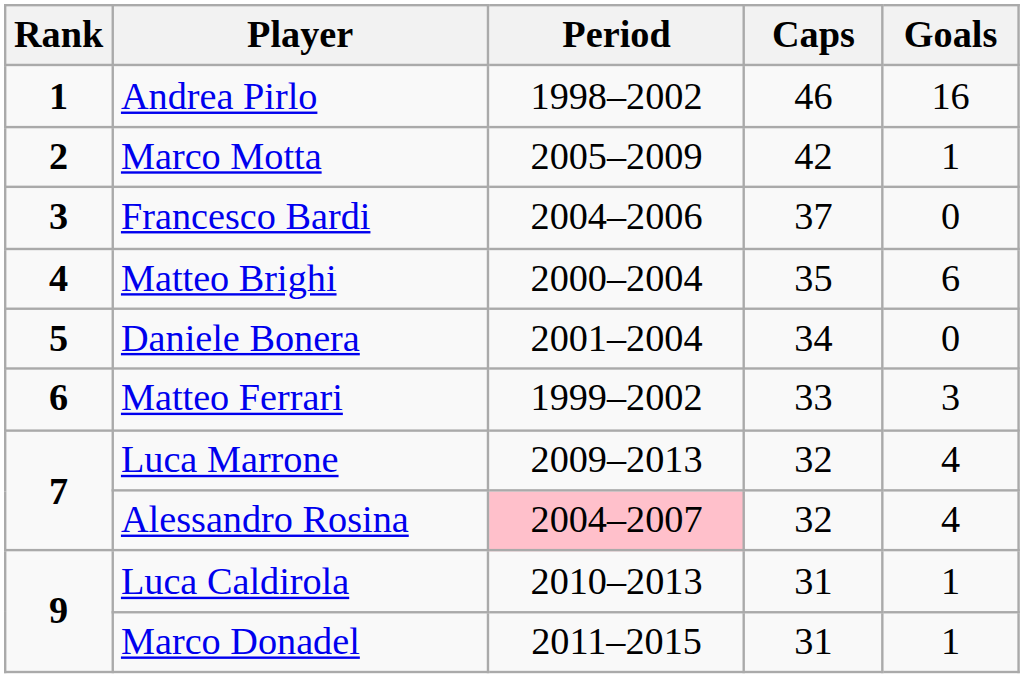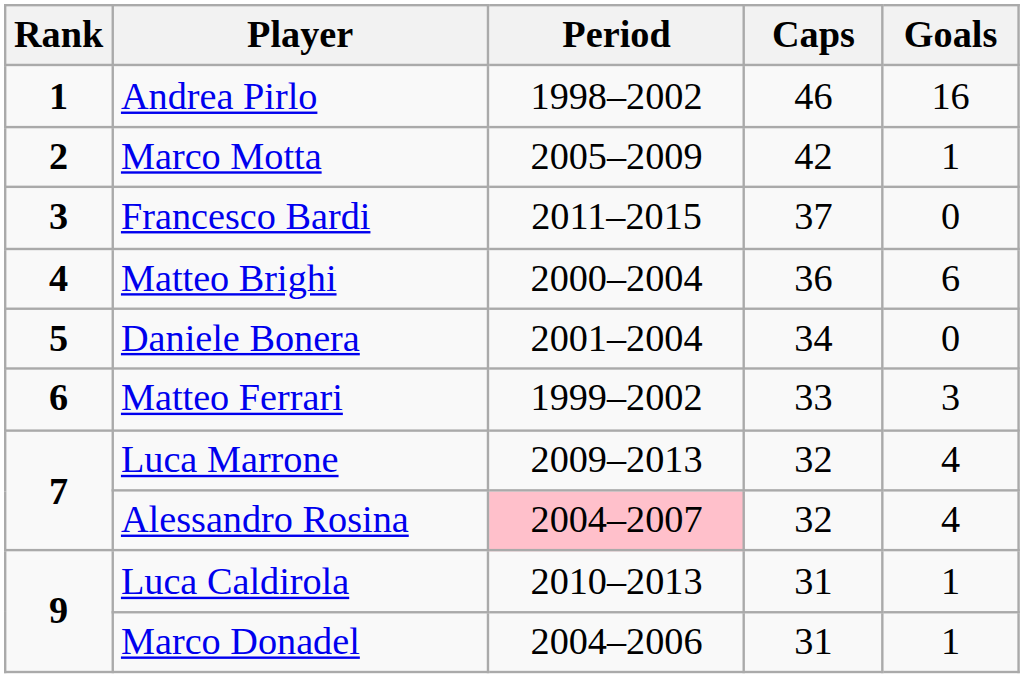(617, 216) 2004–2006 -> (617, 216) 2011–2015
(813, 277) 35 -> (813, 277) 36
(617, 641) 2011–2015 -> (617, 641) 2004–2006
